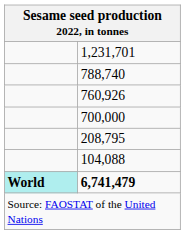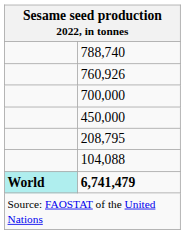- row: (108, 52)
+ row: (103, 117)
